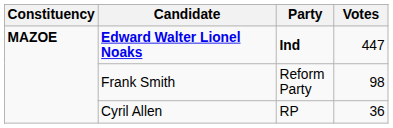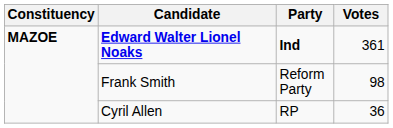(373, 44) 447 -> (373, 44) 361
